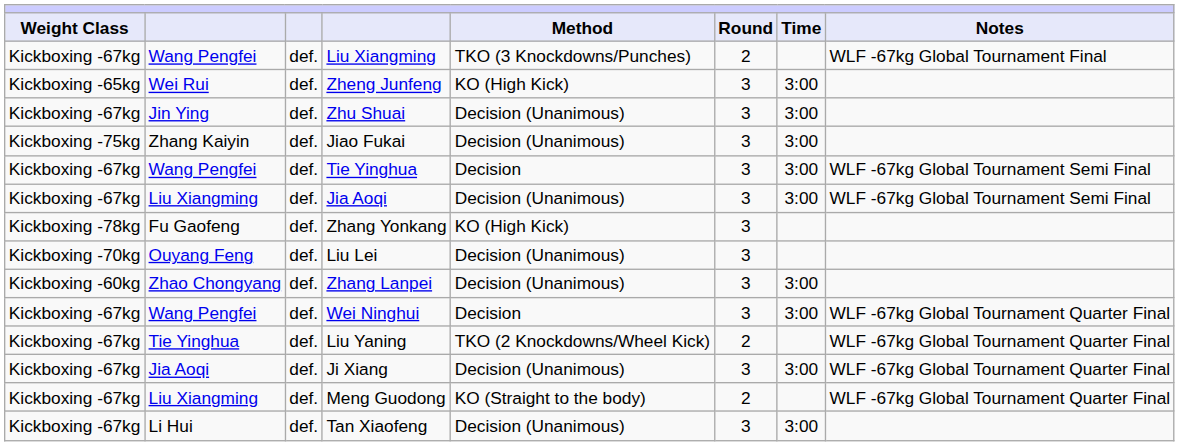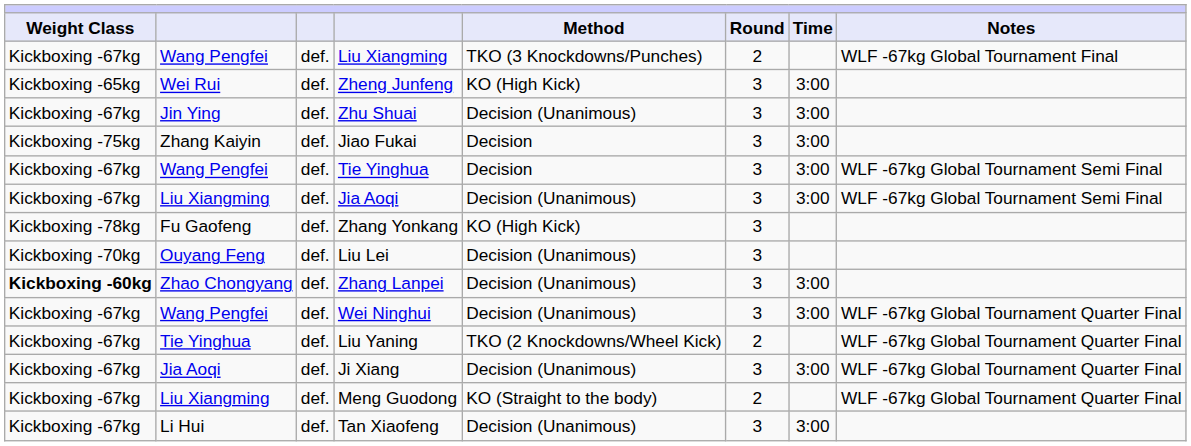(540, 141) Decision (Unanimous) -> (499, 141) Decision
(75, 283) normal -> (80, 283) bold
(488, 312) Decision -> (551, 312) Decision (Unanimous)
